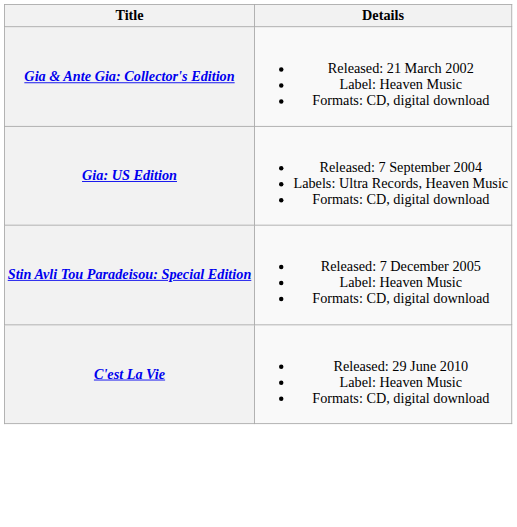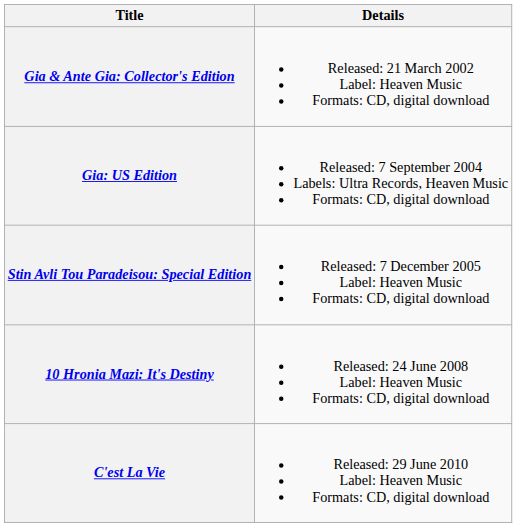+ row: (130, 374)
